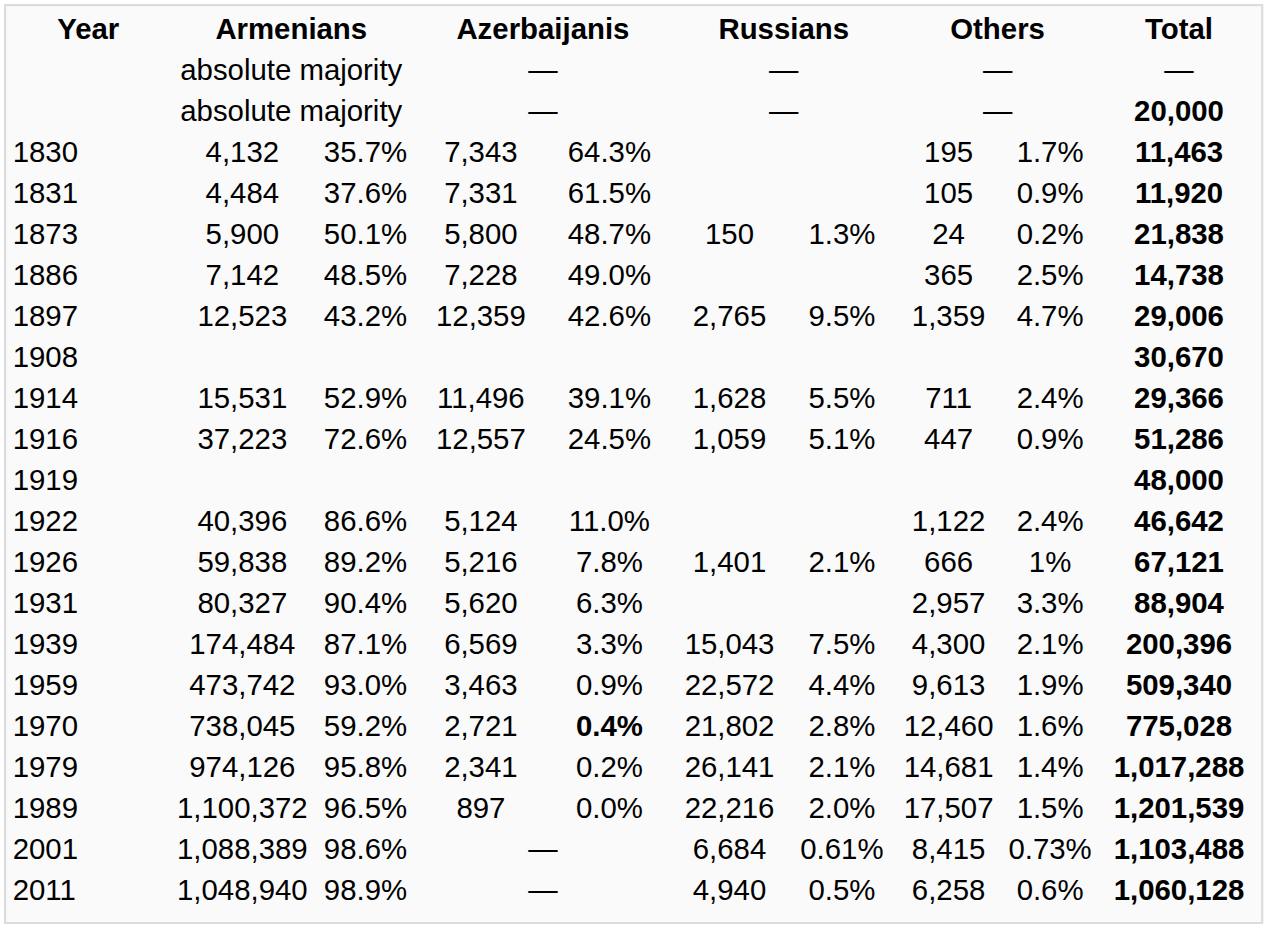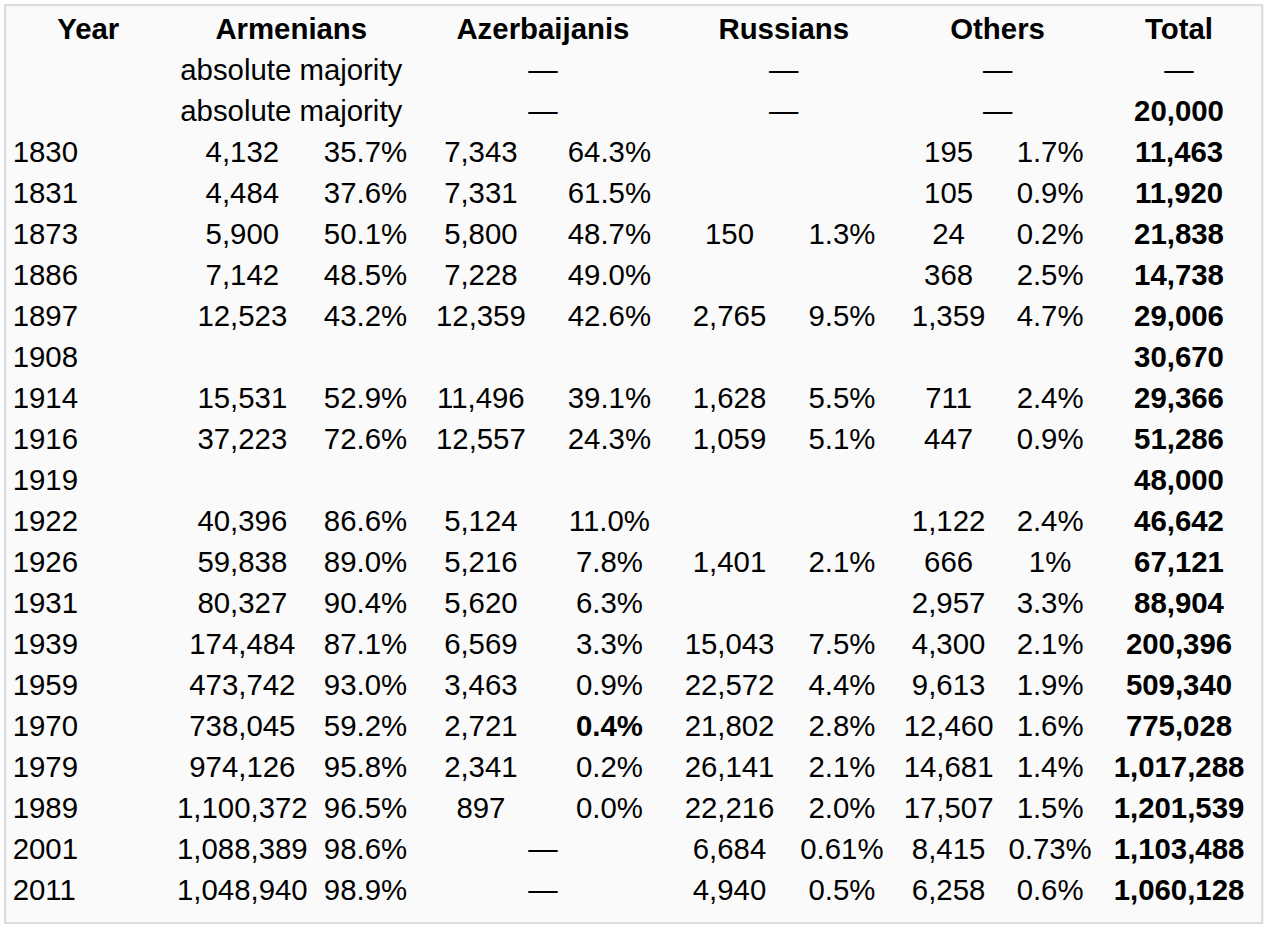(949, 275) 365 -> (949, 275) 368
(609, 439) 24.5% -> (609, 439) 24.3%
(365, 562) 89.2% -> (365, 562) 89.0%
